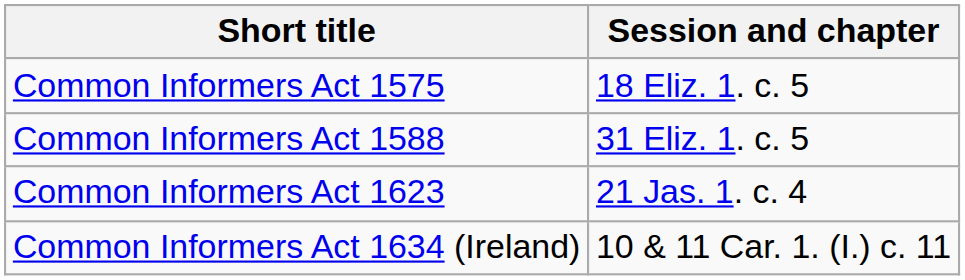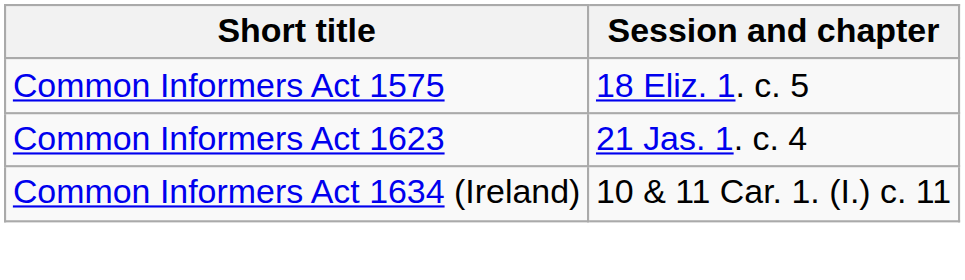- row: (229, 138)
